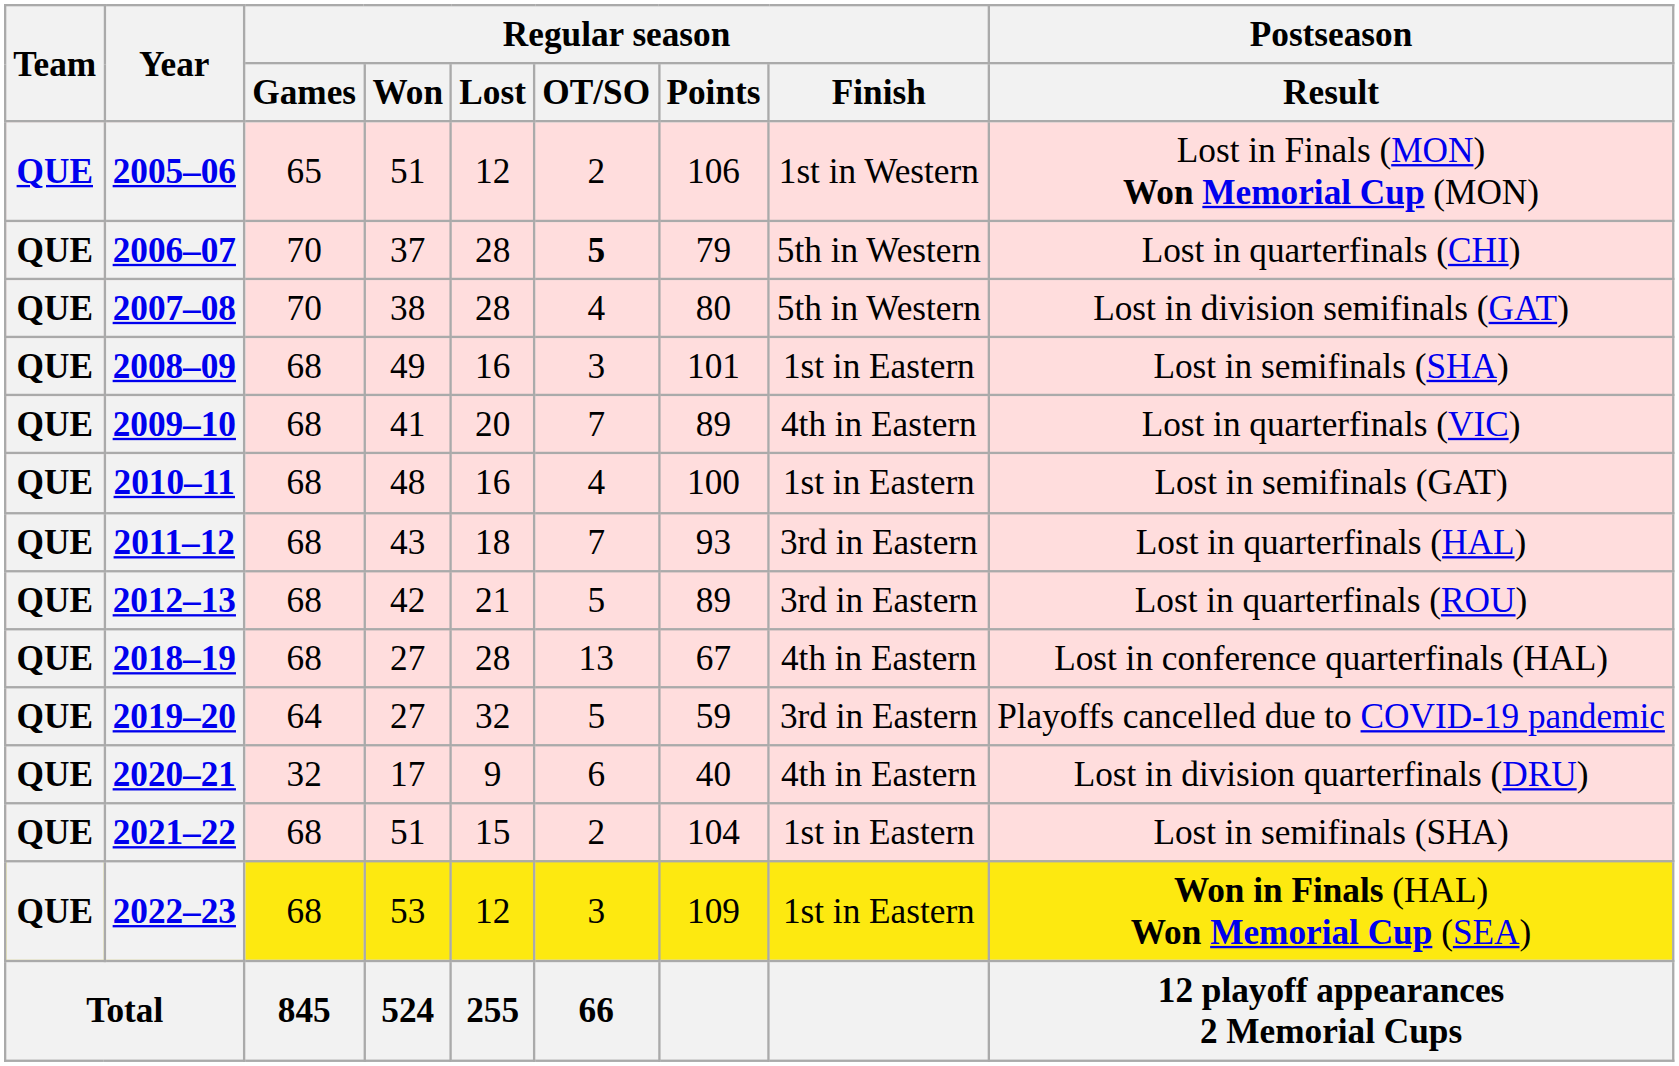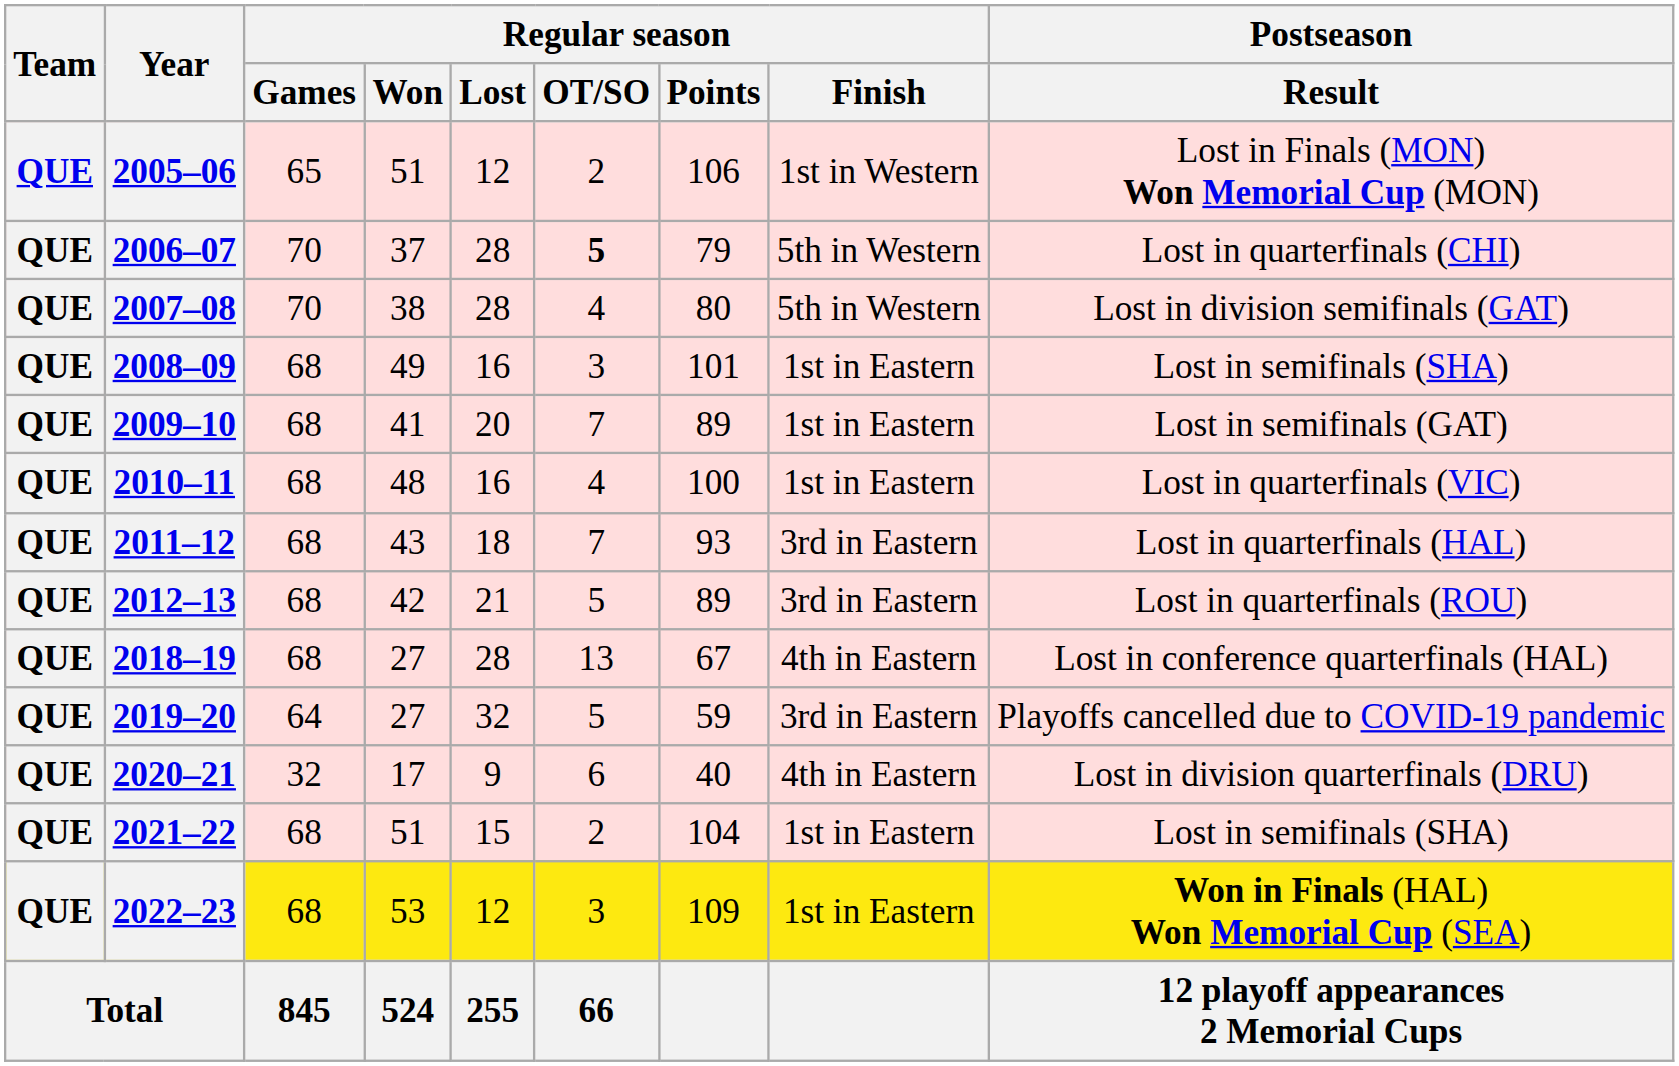(879, 424) 4th in Eastern -> (879, 424) 1st in Eastern
(1331, 424) Lost in quarterfinals (VIC) -> (1331, 424) Lost in semifinals (GAT)
(1331, 482) Lost in semifinals (GAT) -> (1331, 482) Lost in quarterfinals (VIC)
